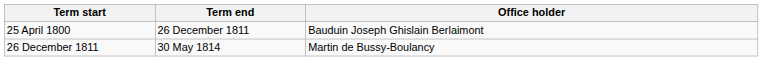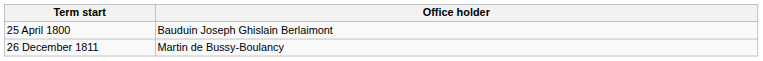- column: (230, 13)
